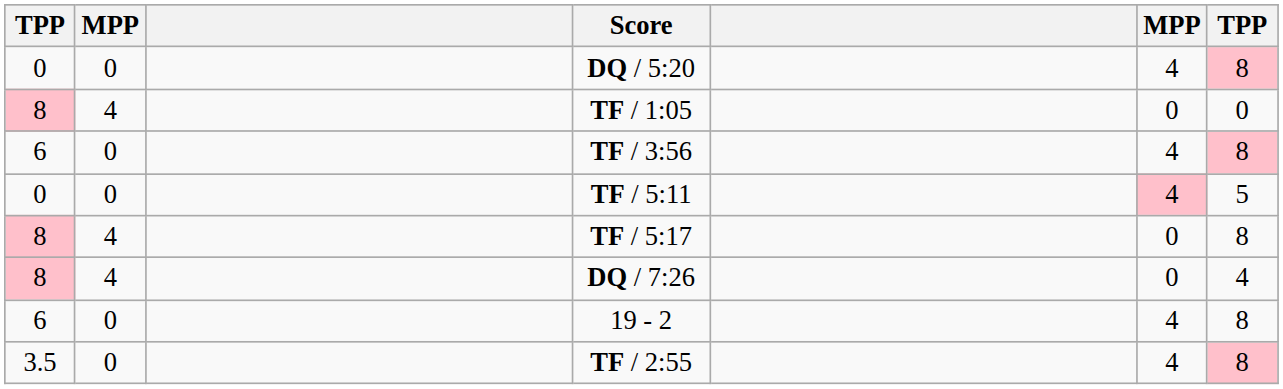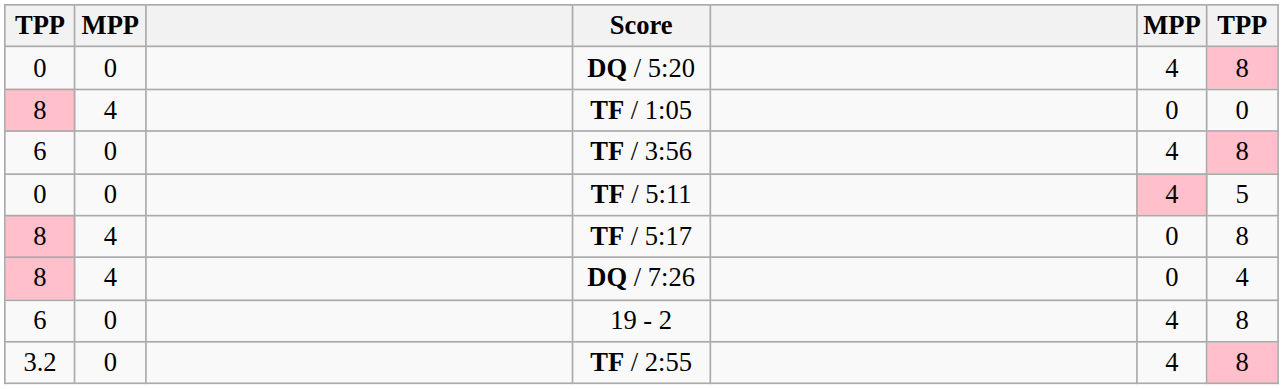(40, 362) 3.5 -> (40, 362) 3.2
